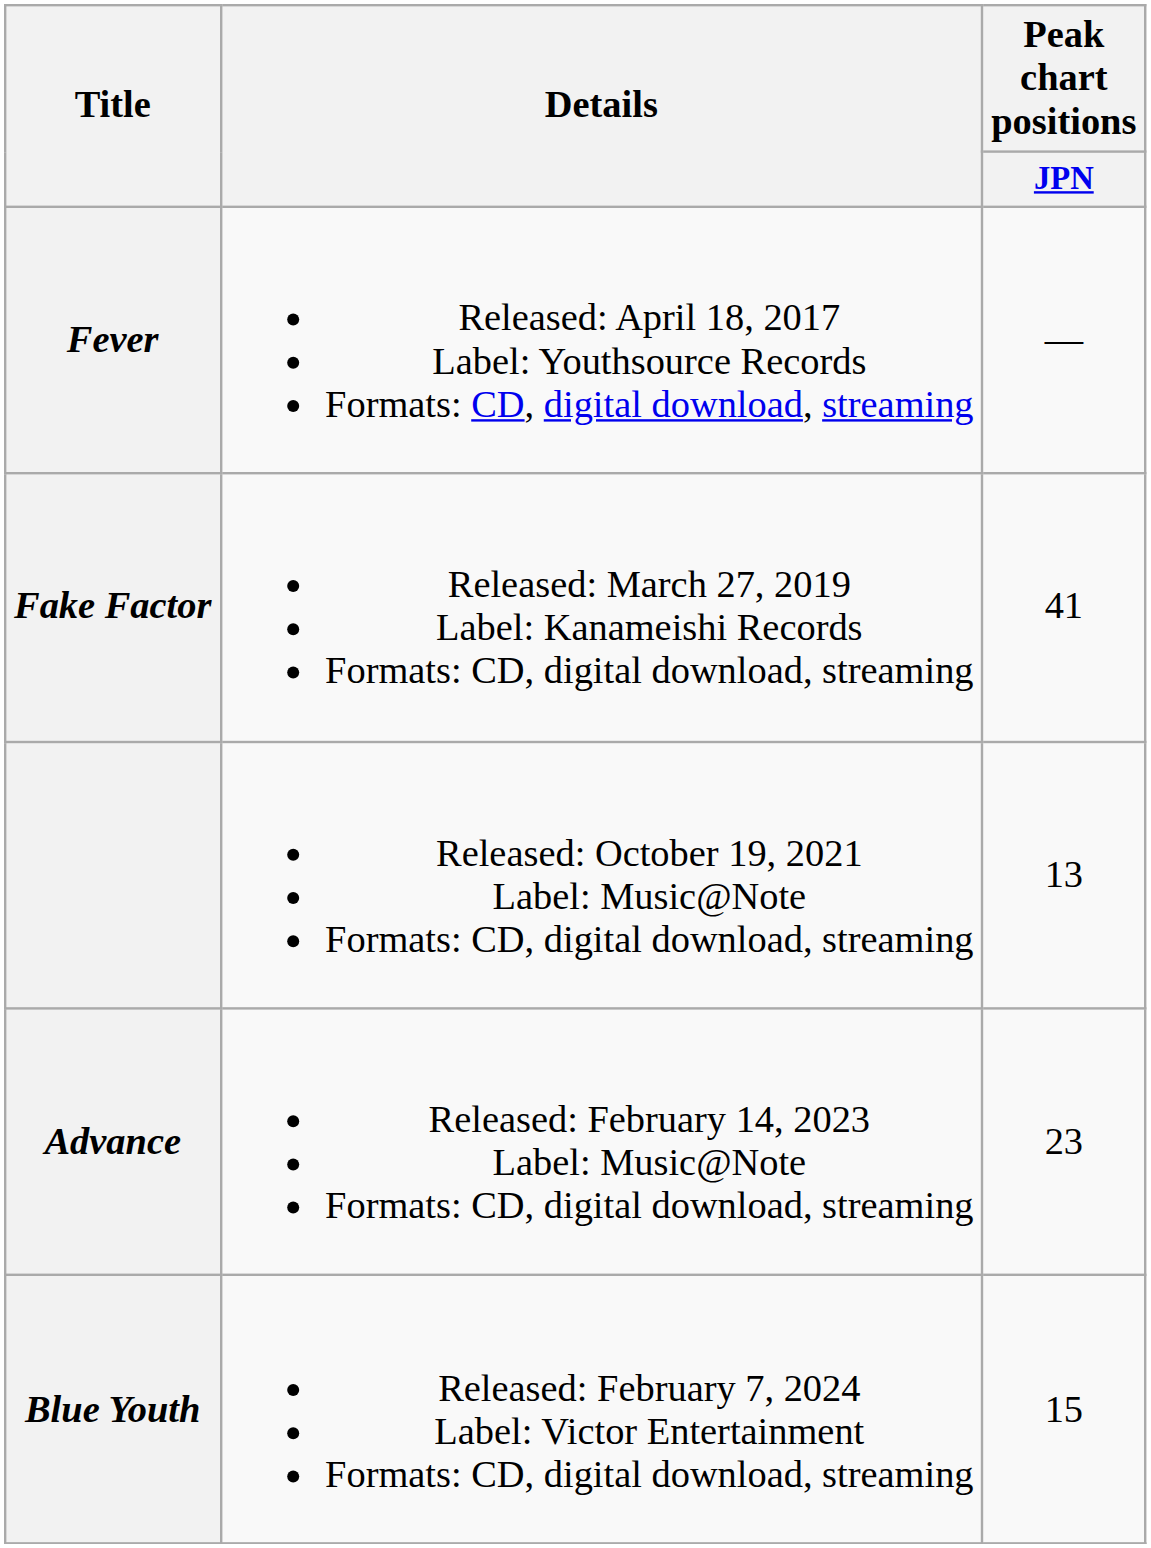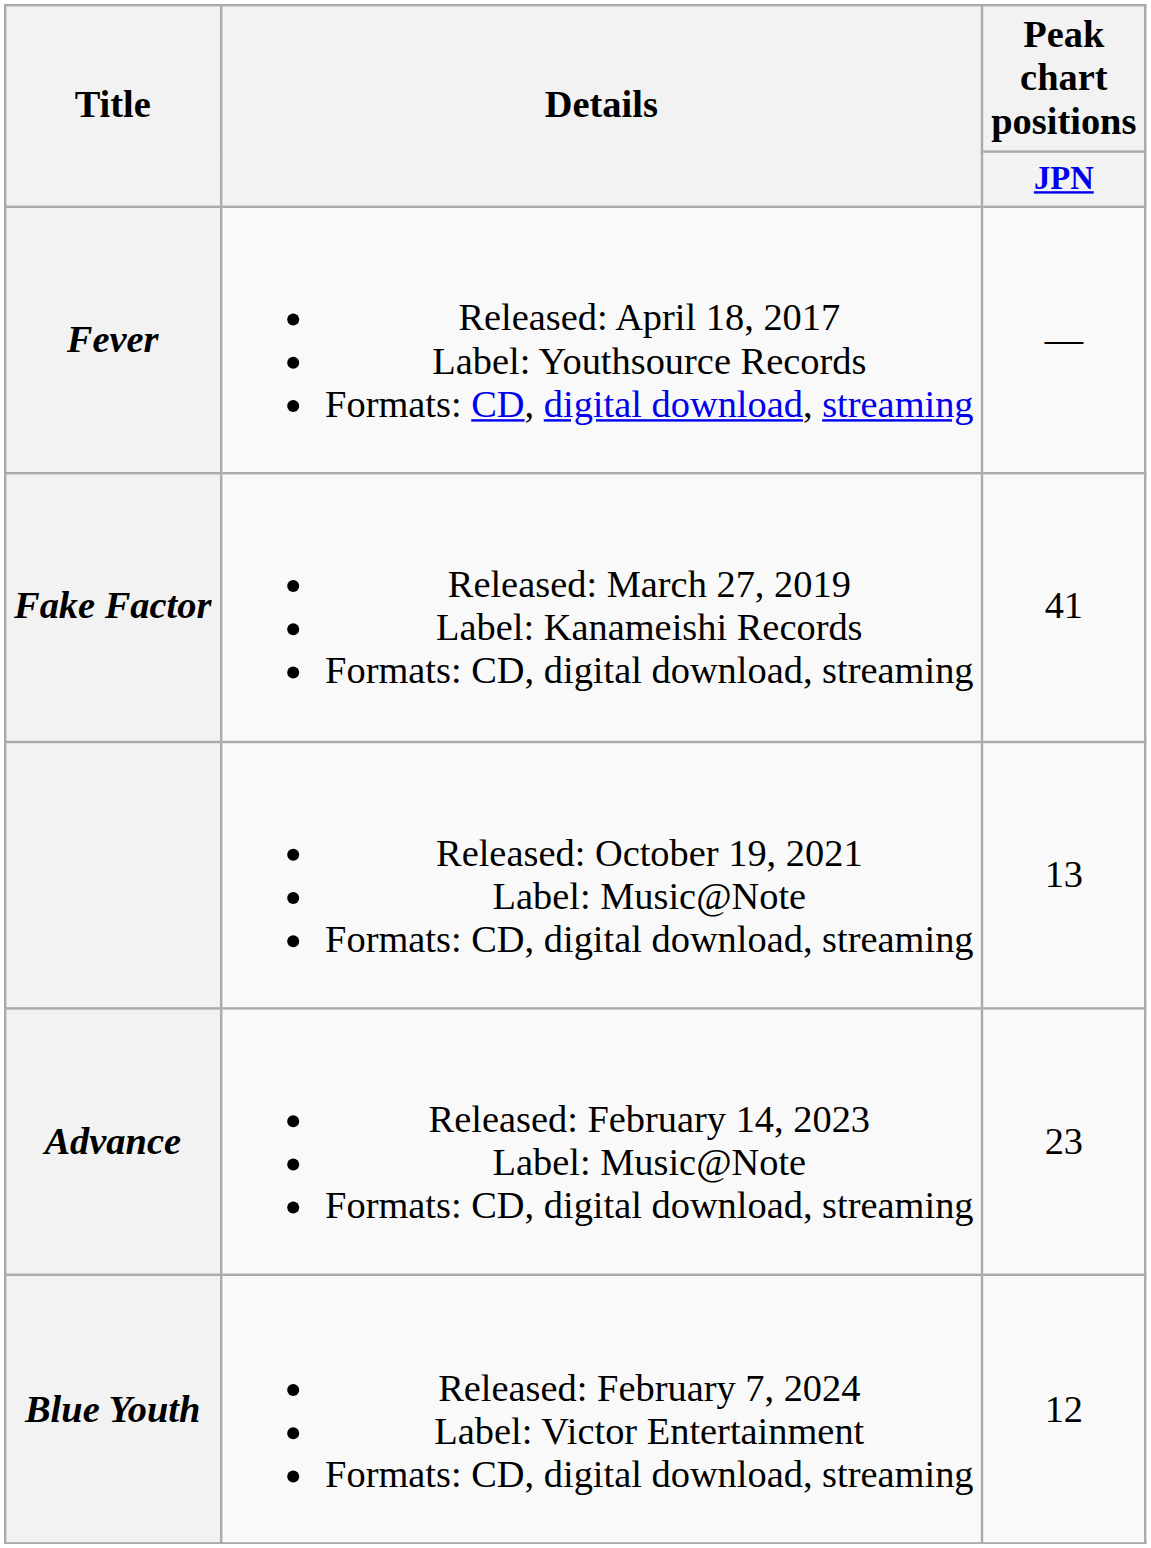(1064, 1408) 15 -> (1064, 1408) 12
